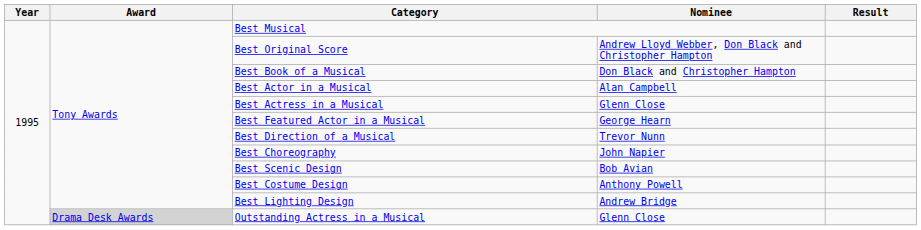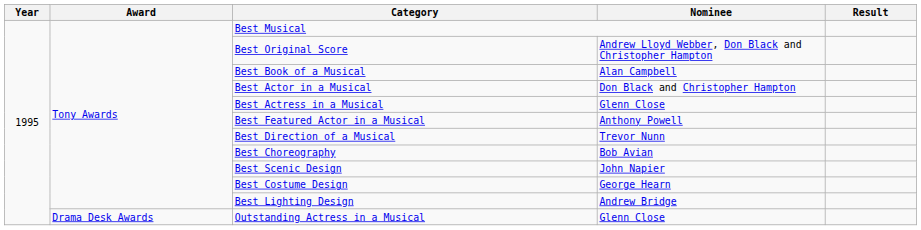(698, 72) Don Black and Christopher Hampton -> (638, 72) Alan Campbell
(638, 88) Alan Campbell -> (698, 88) Don Black and Christopher Hampton
(635, 120) George Hearn -> (641, 120) Anthony Powell
(632, 153) John Napier -> (626, 153) Bob Avian
(626, 169) Bob Avian -> (632, 169) John Napier
(641, 185) Anthony Powell -> (635, 185) George Hearn
(103, 217) lightgrey background -> (103, 217) no background
